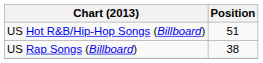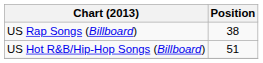rows swapped: (106, 31) <-> (72, 49)
